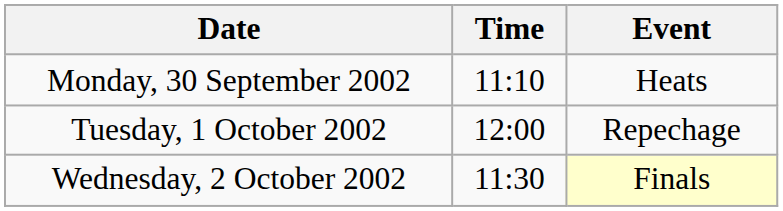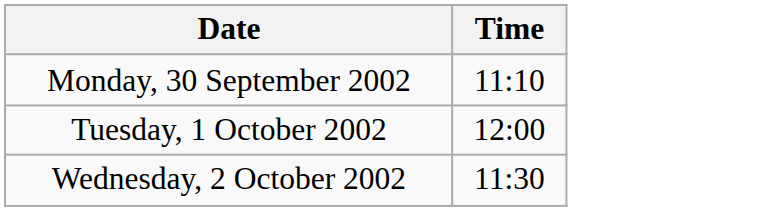- column: (672, 29)
